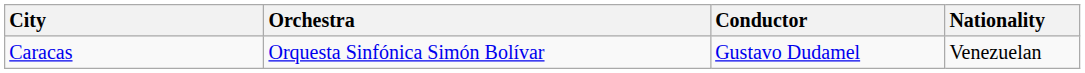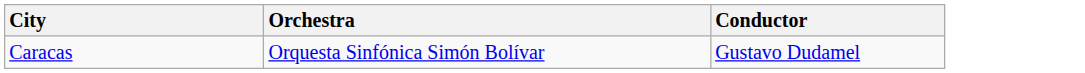- column: (997, 20)
